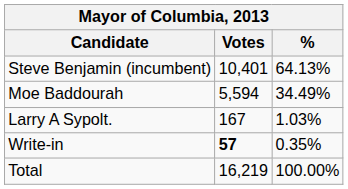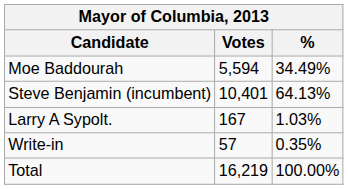rows swapped: (110, 68) <-> (66, 94)
(228, 145) bold -> (228, 145) normal
